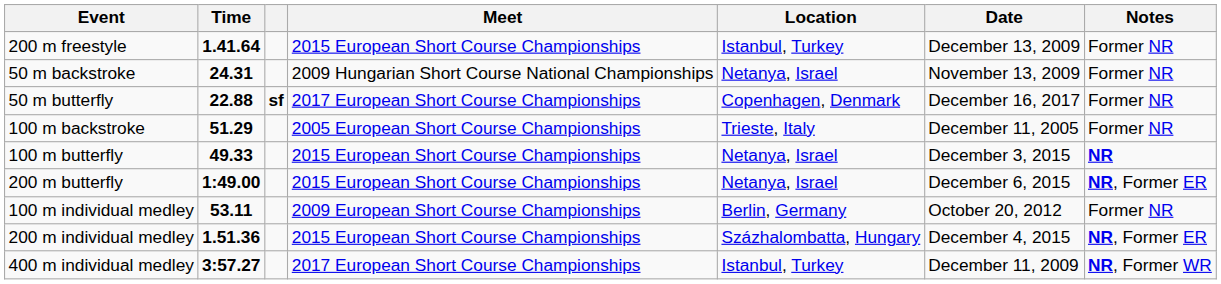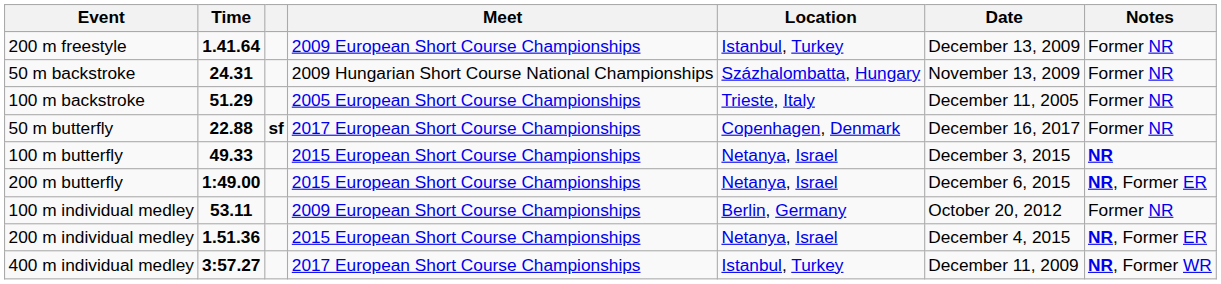(466, 45) 2015 European Short Course Championships -> (466, 45) 2009 European Short Course Championships
(780, 73) Netanya, Israel -> (821, 73) Százhalombatta, Hungary
rows swapped: (77, 127) <-> (61, 100)
(821, 237) Százhalombatta, Hungary -> (780, 237) Netanya, Israel
